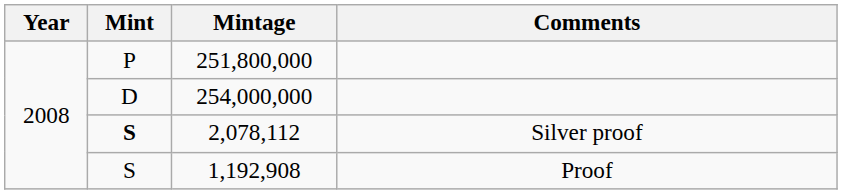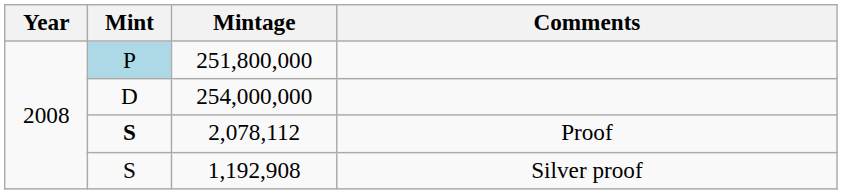(129, 59) no background -> (129, 59) lightblue background
(587, 133) Silver proof -> (587, 133) Proof
(587, 170) Proof -> (587, 170) Silver proof
